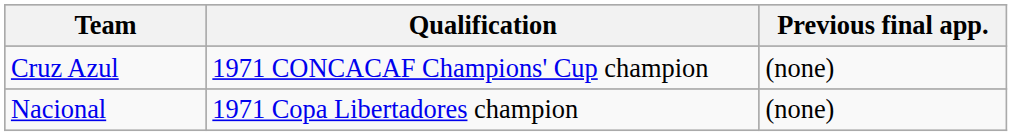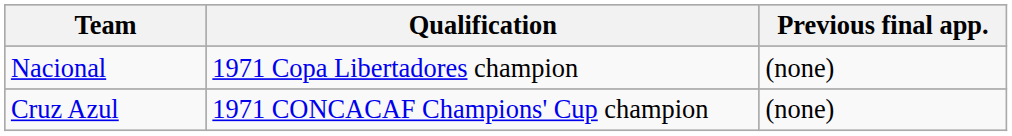rows swapped: (59, 109) <-> (65, 67)
